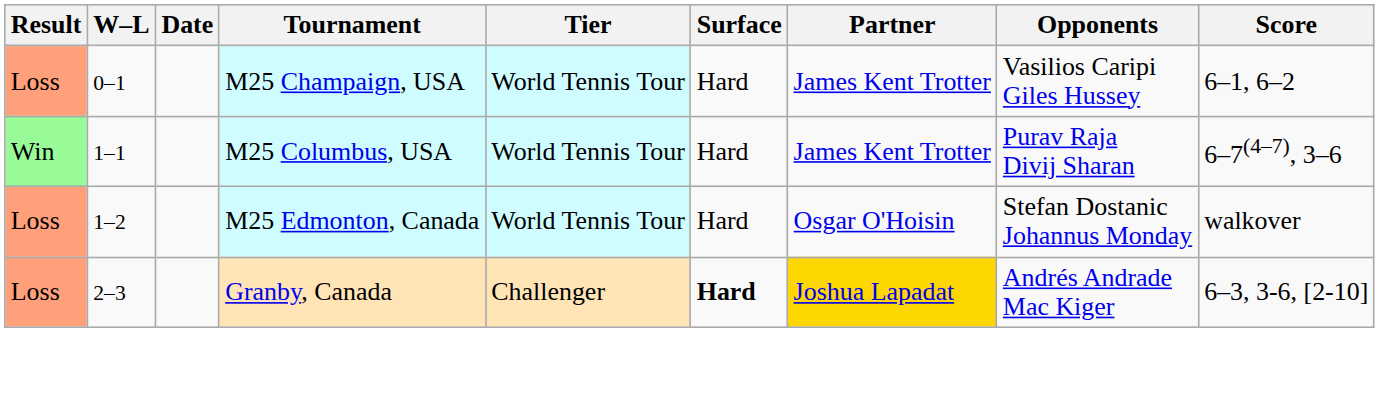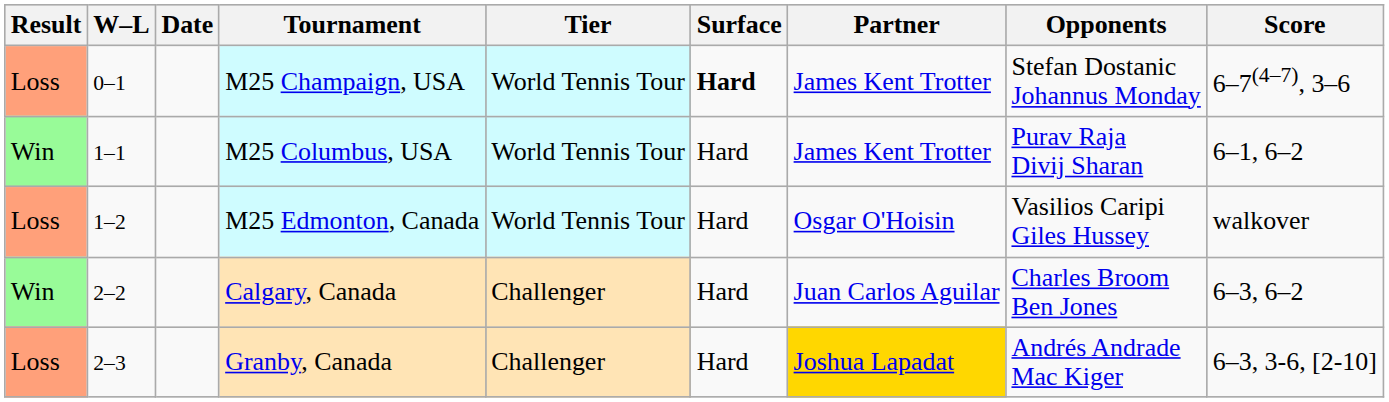(723, 80) normal -> (726, 80) bold
(1080, 80) Vasilios Caripi Giles Hussey -> (1106, 80) Stefan Dostanic Johannus Monday
(1250, 80) 6–1, 6–2 -> (1282, 80) 6–7(4–7), 3–6
(1273, 150) 6–7(4–7), 3–6 -> (1258, 151) 6–1, 6–2
(1098, 221) Stefan Dostanic Johannus Monday -> (1088, 221) Vasilios Caripi Giles Hussey
+ row: (311, 291)
(726, 291) bold -> (723, 361) normal
